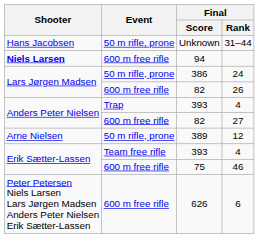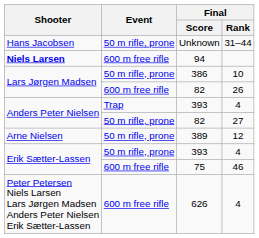(238, 74) 24 -> (238, 74) 10
(136, 121) 600 m free rifle -> (139, 121) 50 m rifle, prone
(135, 152) Team free rifle -> (139, 152) 50 m rifle, prone
(238, 204) 6 -> (238, 204) 4
